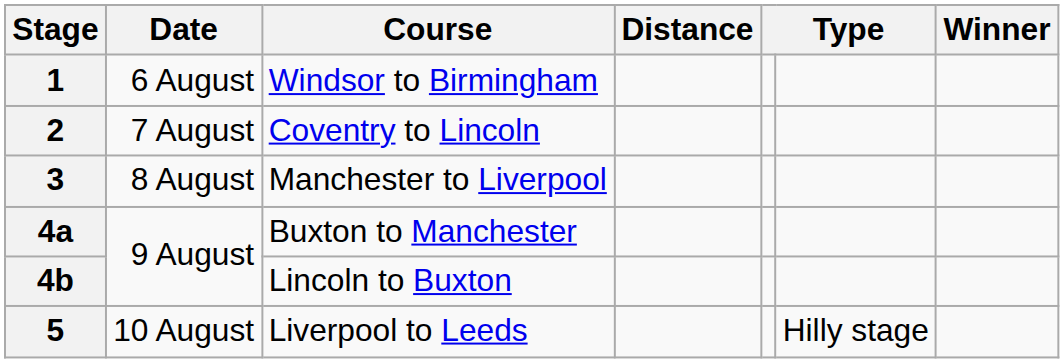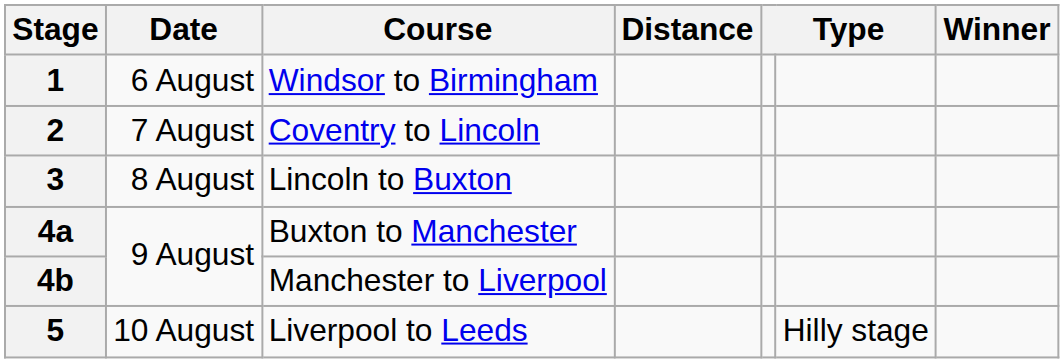(438, 180) Manchester to Liverpool -> (390, 180) Lincoln to Buxton
(390, 280) Lincoln to Buxton -> (438, 280) Manchester to Liverpool
